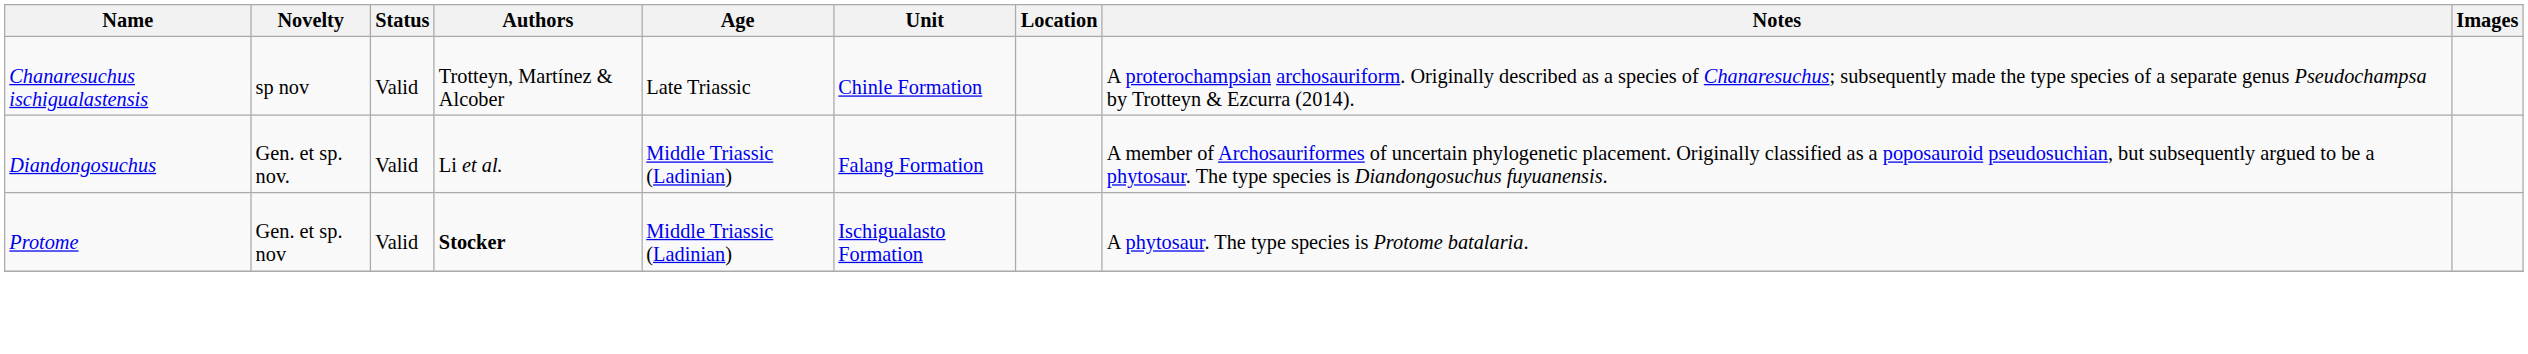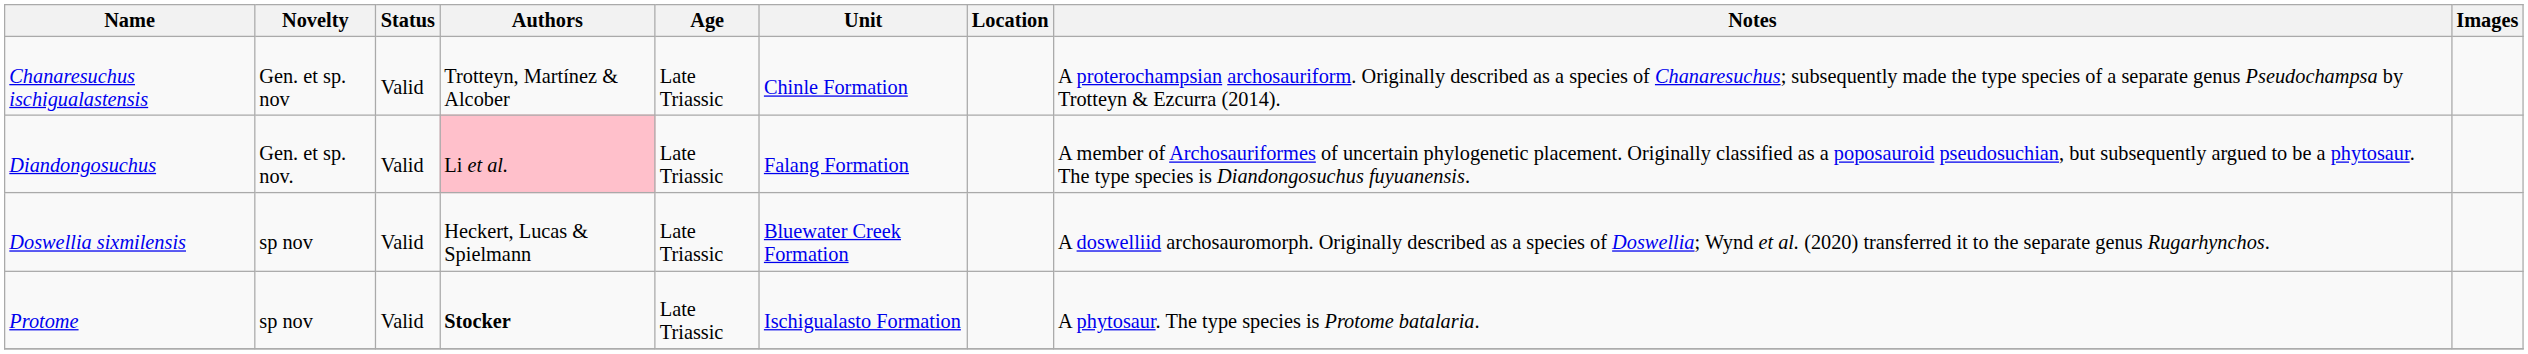(282, 87) sp nov -> (303, 87) Gen. et sp. nov
(471, 165) no background -> (476, 165) pink background
(710, 165) Middle Triassic (Ladinian) -> (692, 165) Late Triassic
+ row: (98, 243)
(299, 243) Gen. et sp. nov -> (286, 320) sp nov
(710, 243) Middle Triassic (Ladinian) -> (692, 320) Late Triassic
